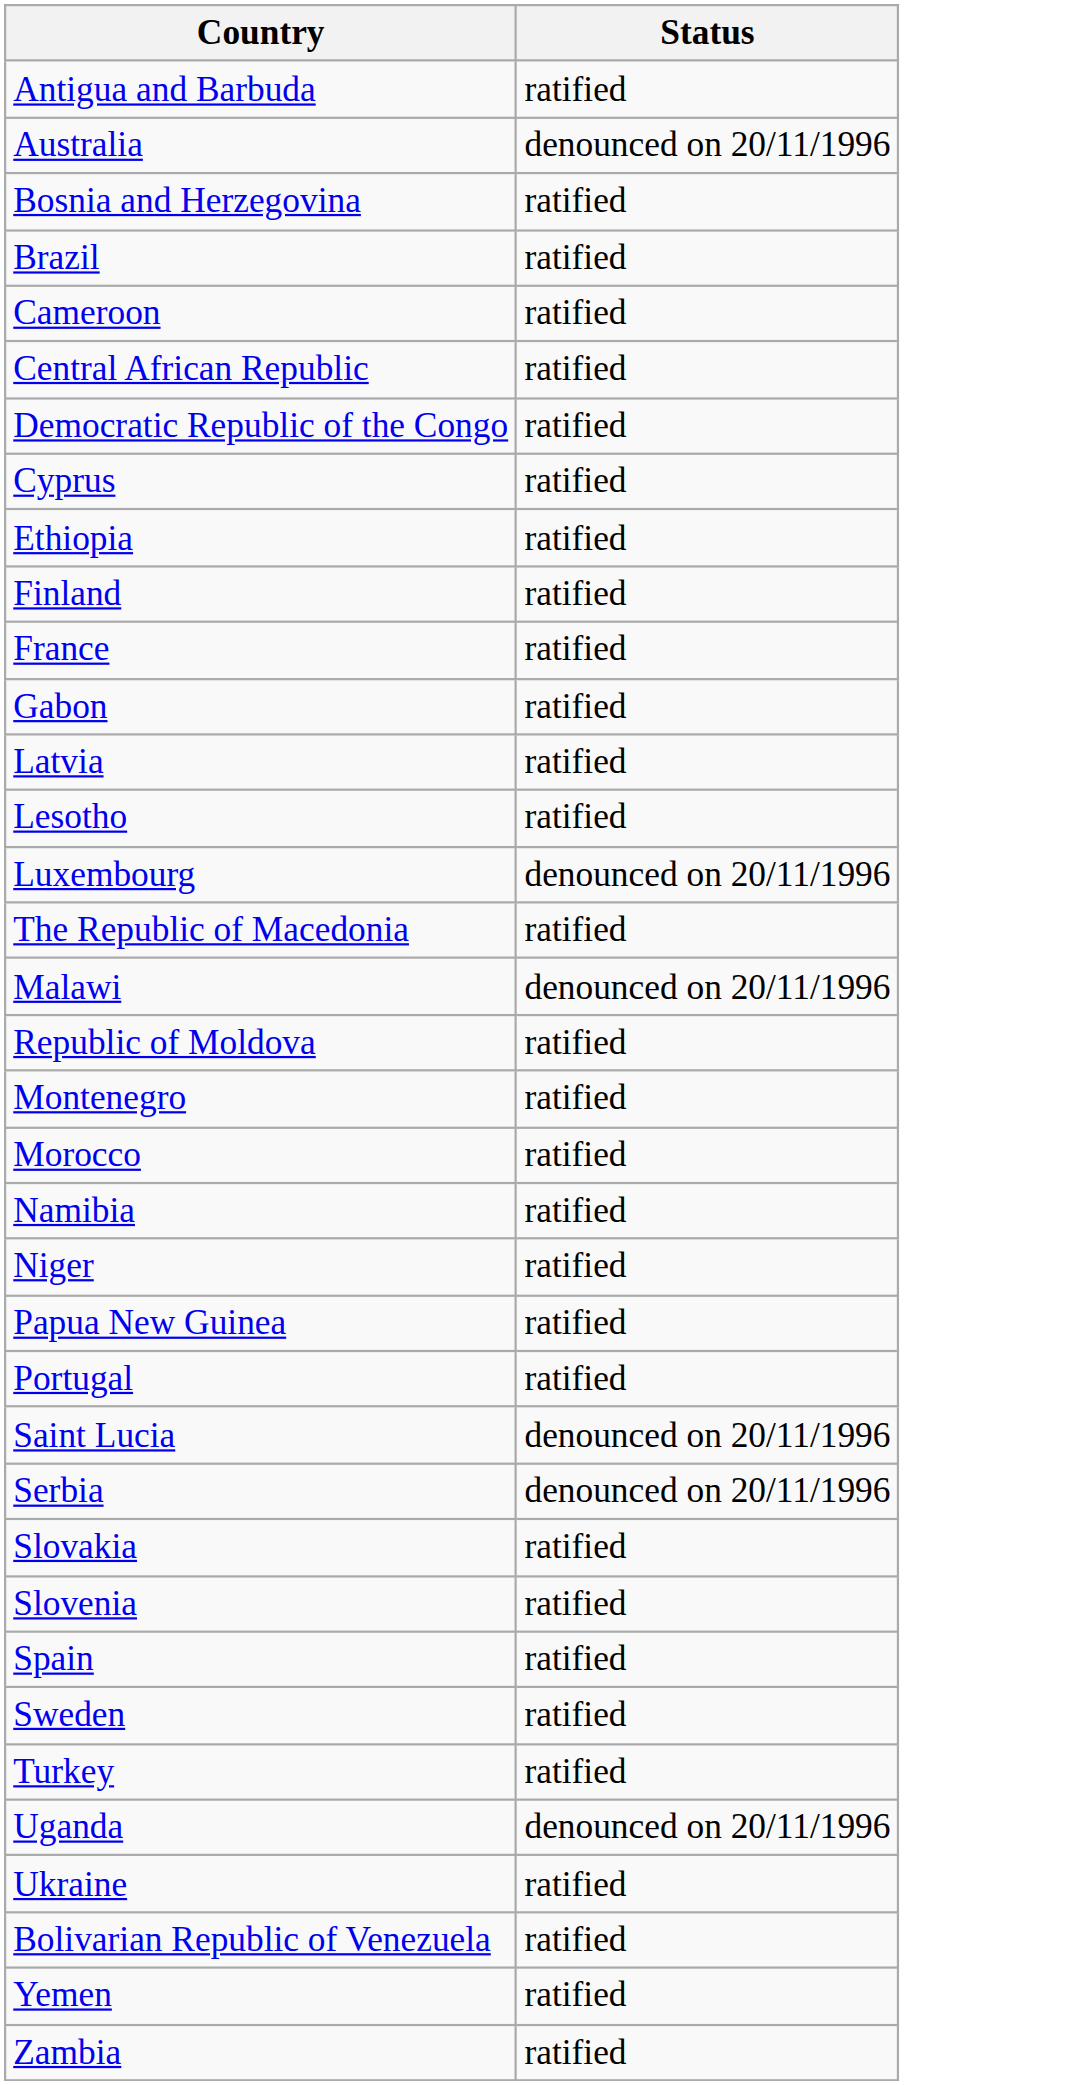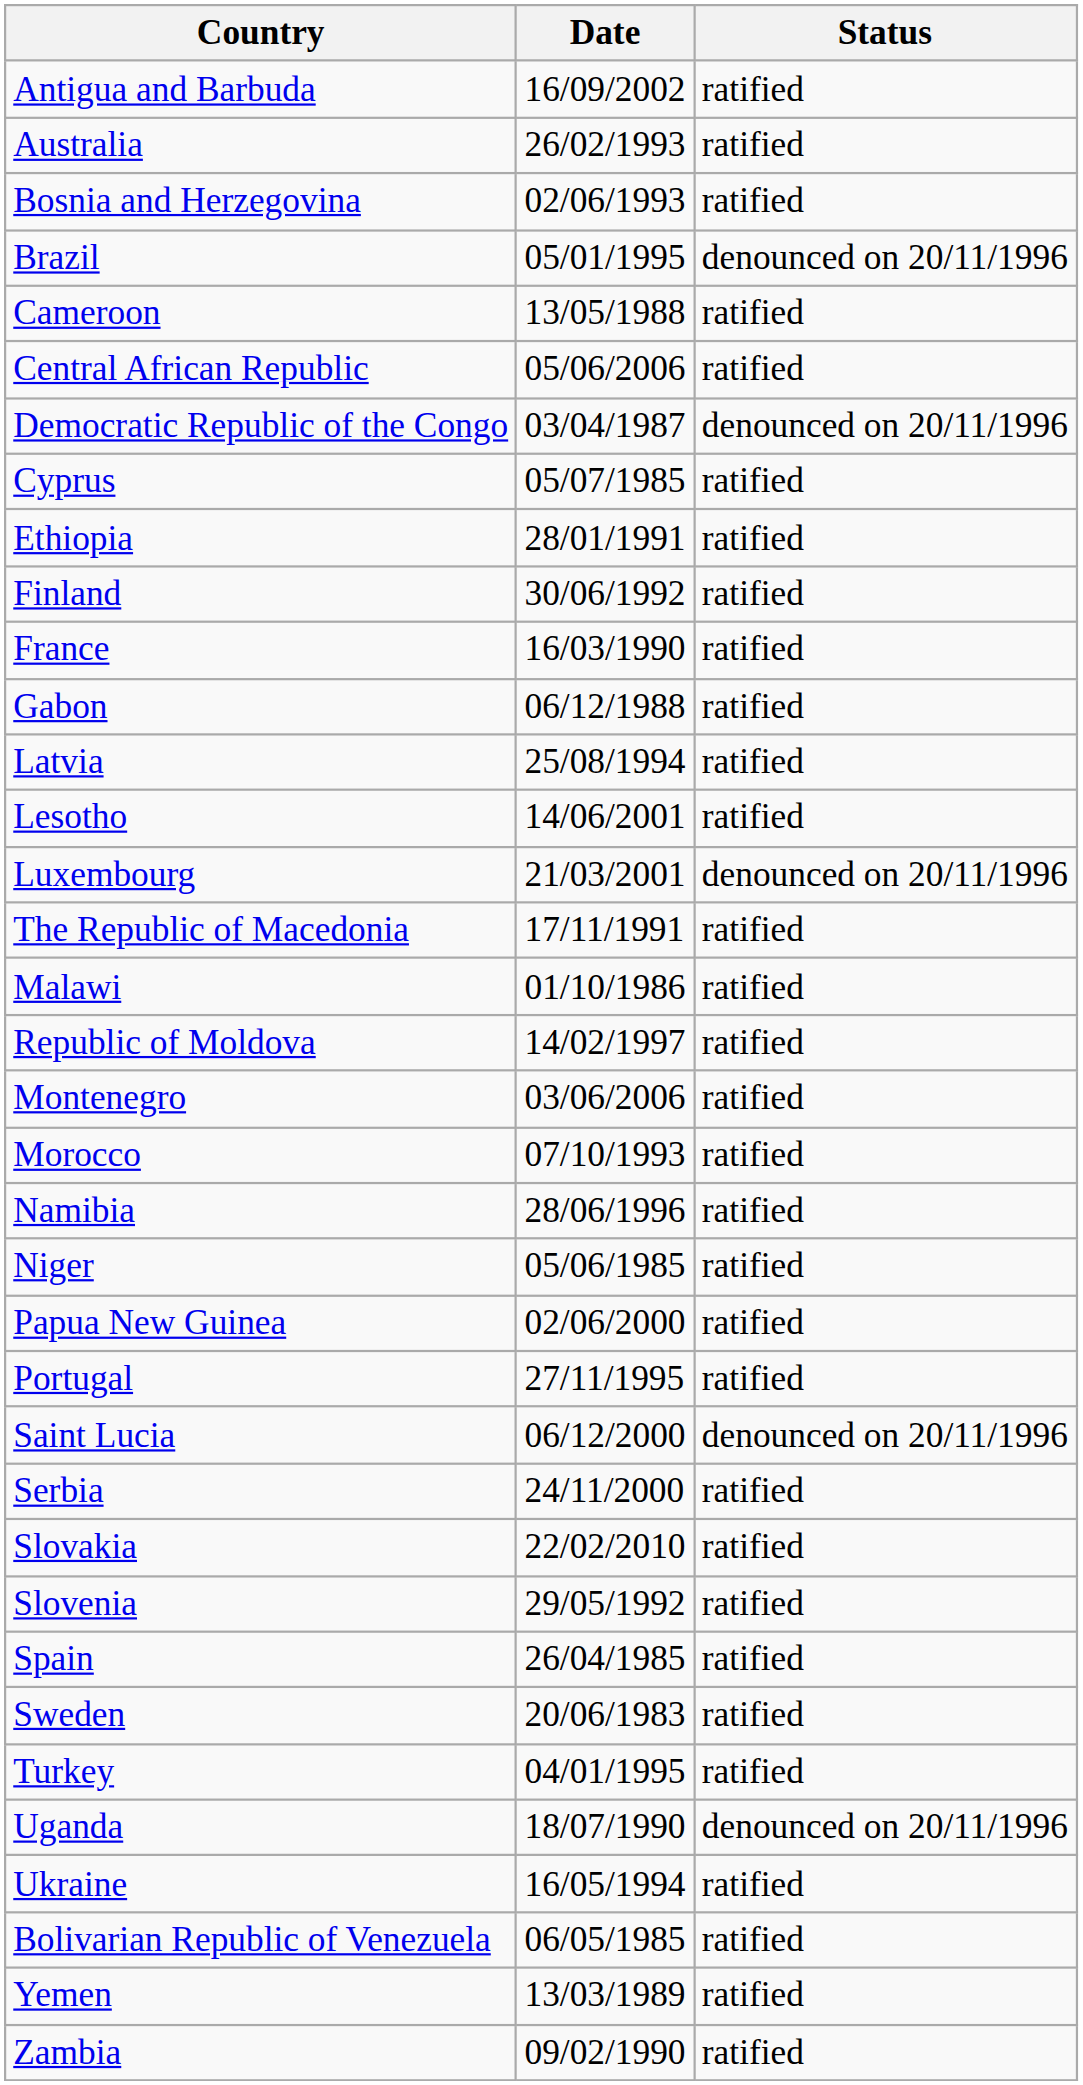+ column: (605, 32)
(707, 144) denounced on 20/11/1996 -> (753, 144) ratified
(576, 256) ratified -> (885, 256) denounced on 20/11/1996
(576, 425) ratified -> (885, 425) denounced on 20/11/1996
(707, 985) denounced on 20/11/1996 -> (753, 985) ratified
(707, 1490) denounced on 20/11/1996 -> (753, 1490) ratified
